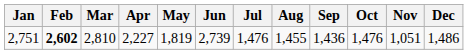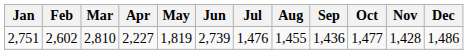(62, 37) bold -> (62, 37) normal
(367, 37) 1,476 -> (367, 37) 1,477
(405, 37) 1,051 -> (405, 37) 1,428
